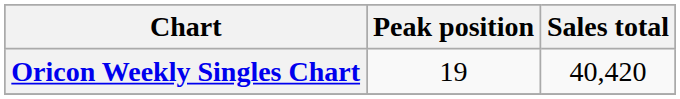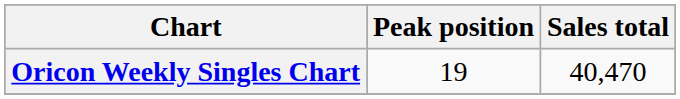(608, 71) 40,420 -> (608, 71) 40,470
